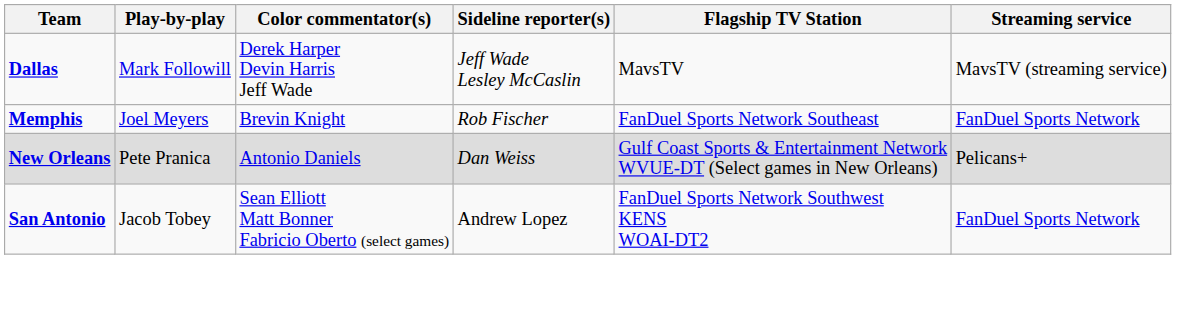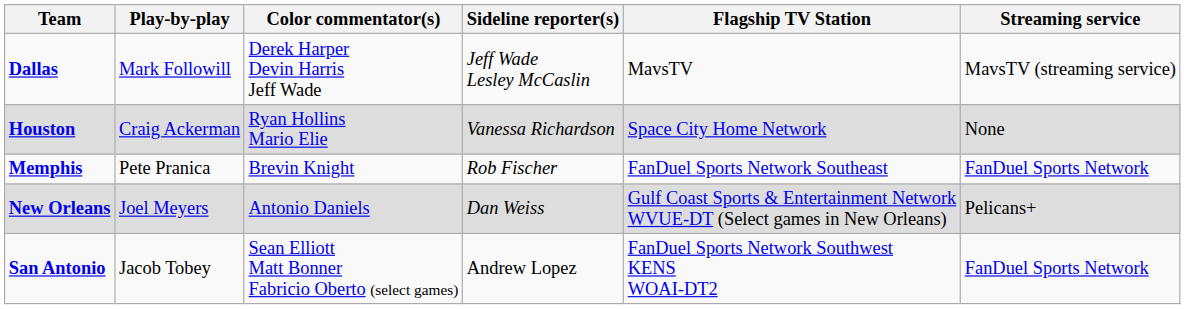+ row: (42, 129)
(164, 118) Joel Meyers -> (165, 168) Pete Pranica
(165, 158) Pete Pranica -> (164, 208) Joel Meyers
